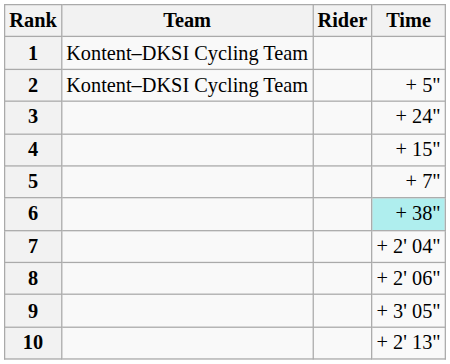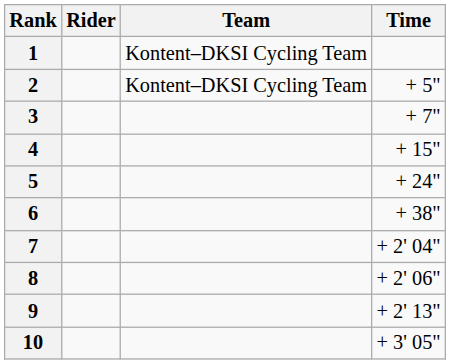columns swapped: (342, 20) <-> (187, 20)
(418, 117) + 24" -> (423, 117) + 7"
(423, 181) + 7" -> (418, 181) + 24"
(418, 213) paleturquoise background -> (418, 213) no background
(409, 310) + 3' 05" -> (409, 310) + 2' 13"
(409, 342) + 2' 13" -> (409, 342) + 3' 05"
